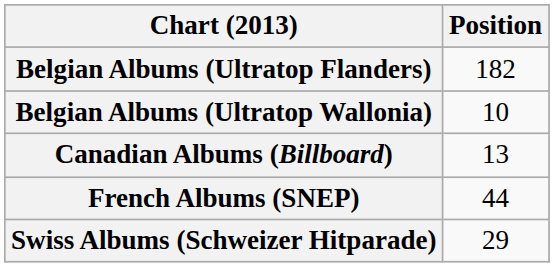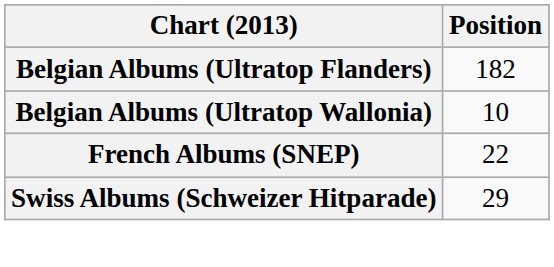- row: (224, 154)
(496, 197) 44 -> (496, 154) 22
